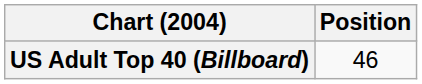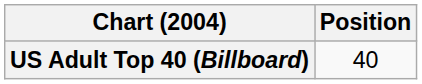(366, 59) 46 -> (366, 59) 40
